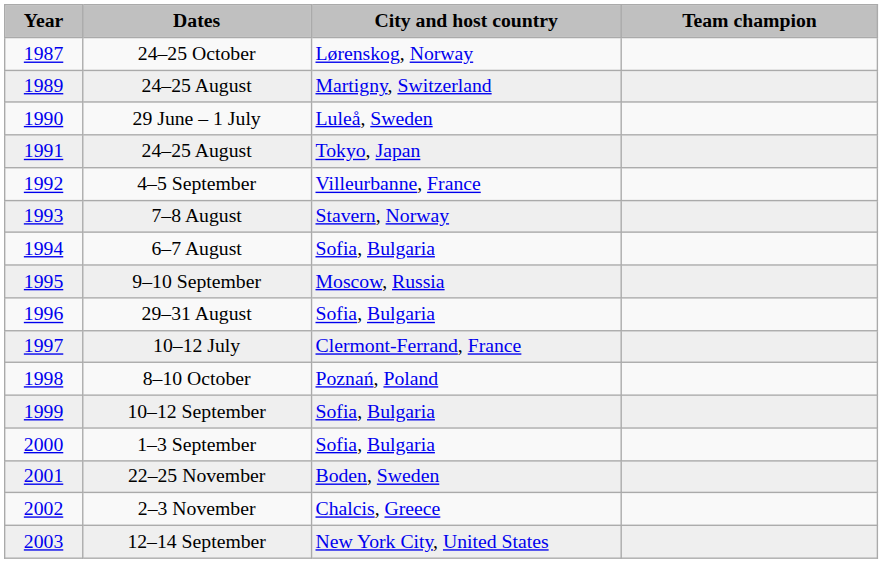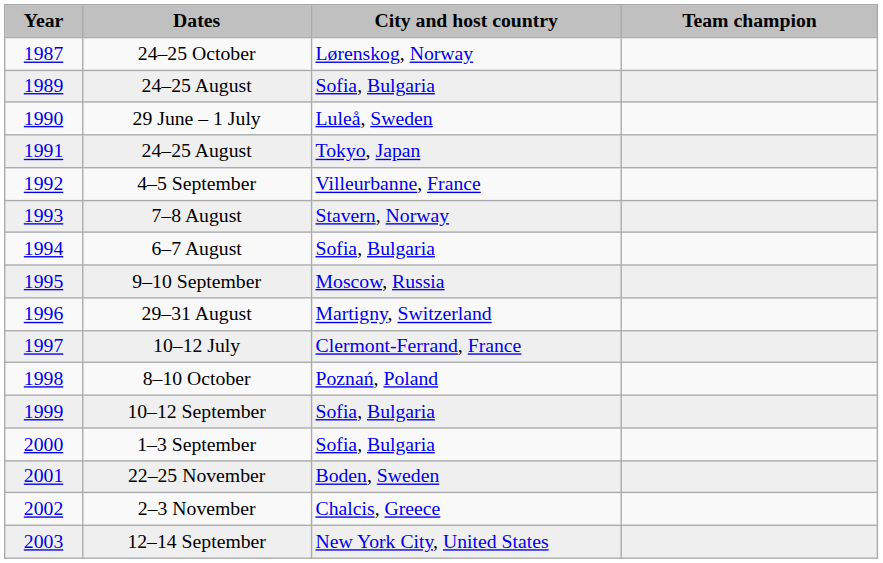(404, 86) Martigny, Switzerland -> (375, 86) Sofia, Bulgaria
(375, 313) Sofia, Bulgaria -> (404, 313) Martigny, Switzerland
